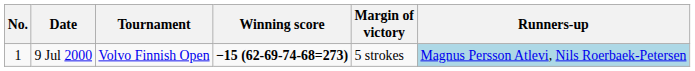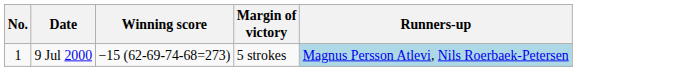- column: (154, 24)
(282, 55) bold -> (164, 55) normal
